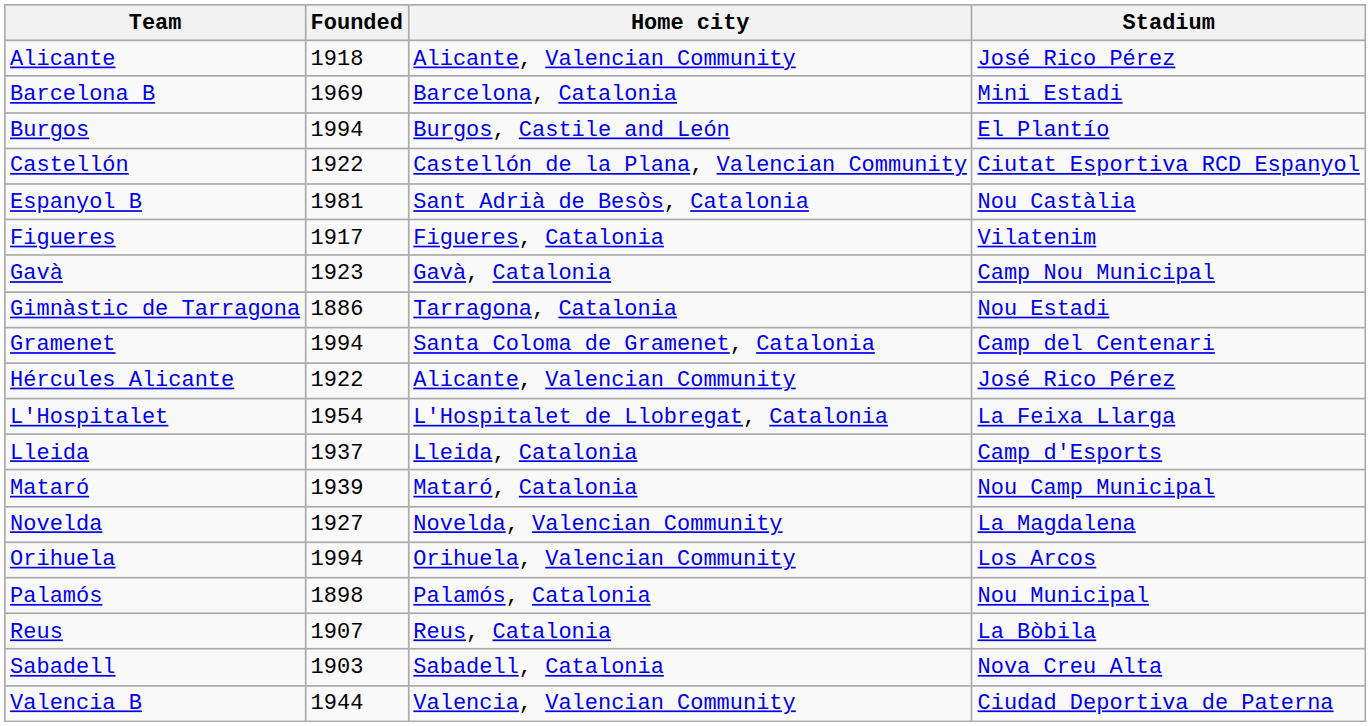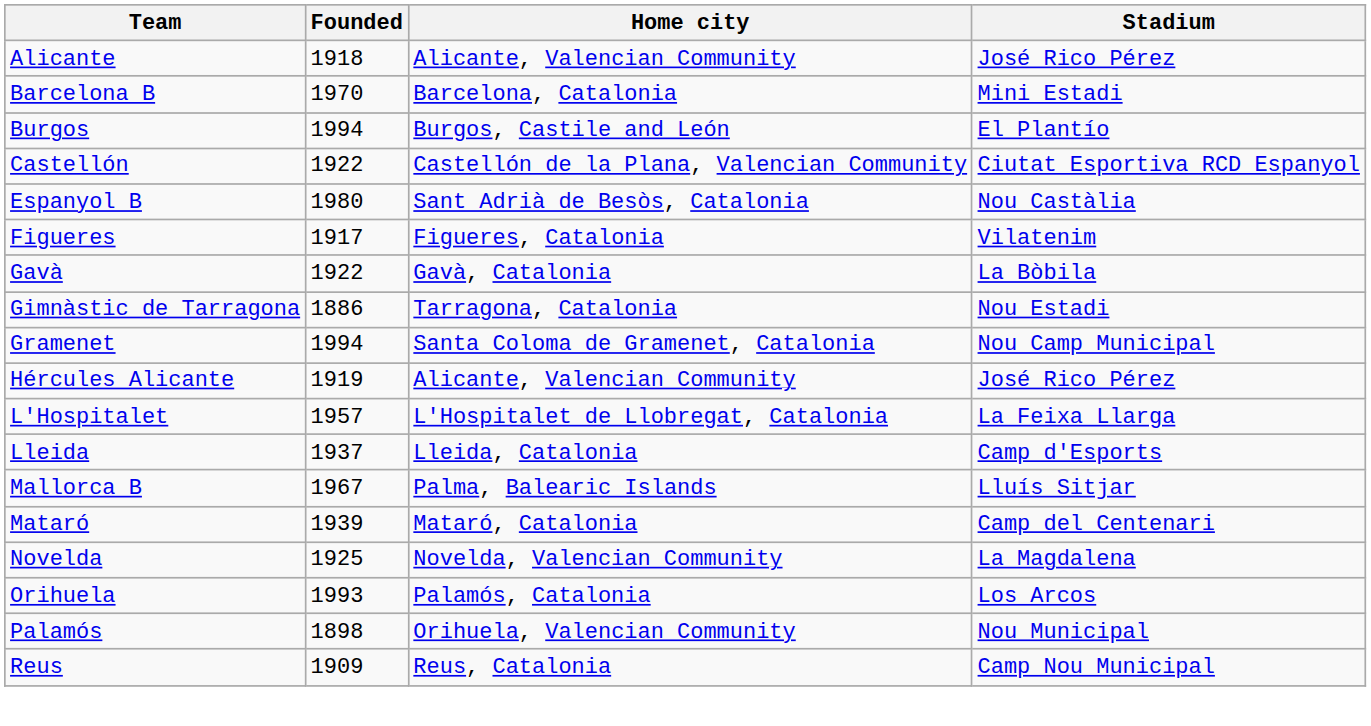(337, 94) 1969 -> (337, 94) 1970
(337, 202) 1981 -> (337, 202) 1980
(337, 273) 1923 -> (337, 273) 1922
(1096, 273) Camp Nou Municipal -> (1037, 273) La Bòbila
(1096, 345) Camp del Centenari -> (1096, 345) Nou Camp Municipal
(337, 381) 1922 -> (337, 381) 1919
(337, 417) 1954 -> (337, 417) 1957
+ row: (76, 488)
(1096, 488) Nou Camp Municipal -> (1096, 524) Camp del Centenari
(337, 524) 1927 -> (337, 560) 1925
(337, 560) 1994 -> (337, 596) 1993
(605, 560) Orihuela, Valencian Community -> (532, 596) Palamós, Catalonia
(532, 596) Palamós, Catalonia -> (605, 631) Orihuela, Valencian Community
(337, 631) 1907 -> (337, 667) 1909
(1037, 631) La Bòbila -> (1096, 667) Camp Nou Municipal
- row: (63, 667)
- row: (76, 703)
